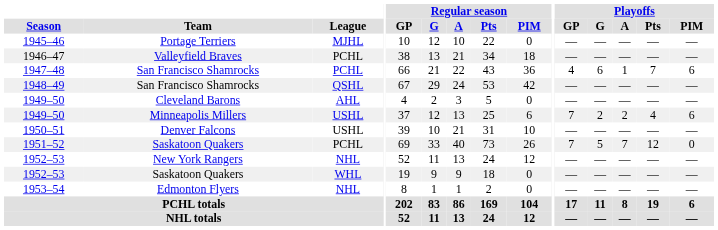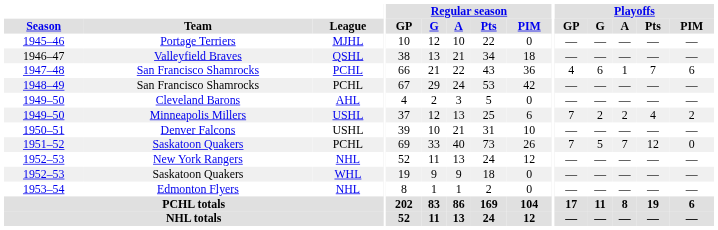(348, 55) PCHL -> (348, 55) QSHL
(348, 85) QSHL -> (348, 85) PCHL
(692, 115) 6 -> (692, 115) 2
